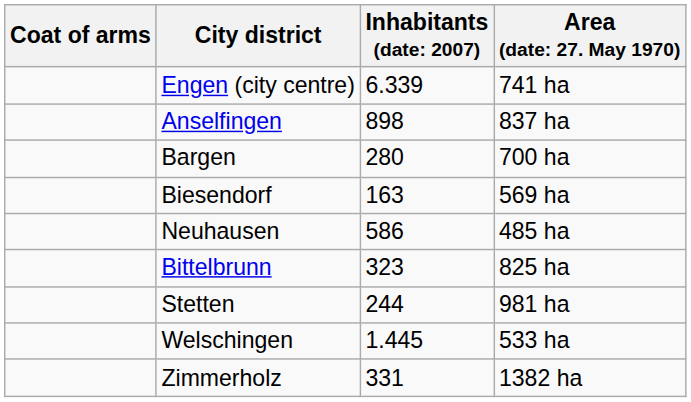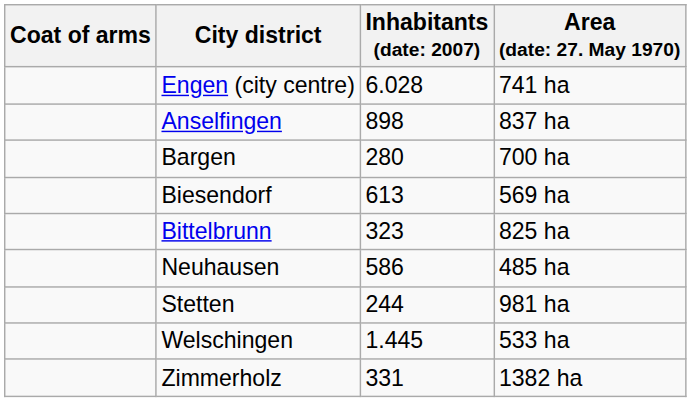(394, 85) 6.339 -> (394, 85) 6.028
(385, 194) 163 -> (385, 194) 613
rows swapped: (217, 267) <-> (220, 231)
